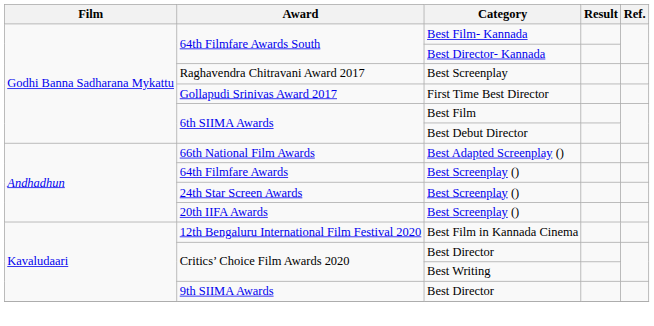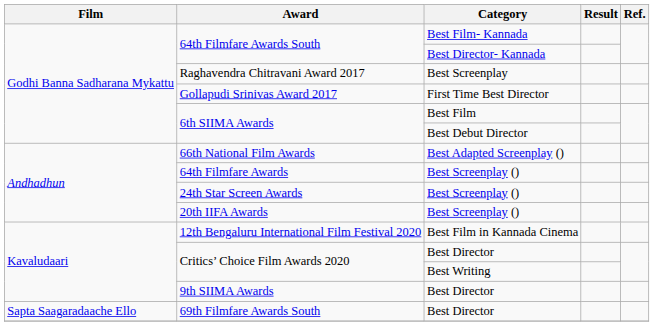+ row: (250, 311)
